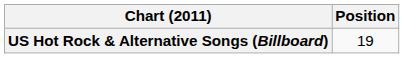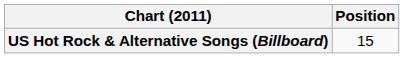(365, 40) 19 -> (365, 40) 15
